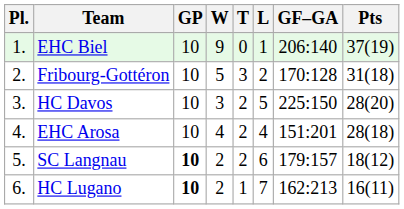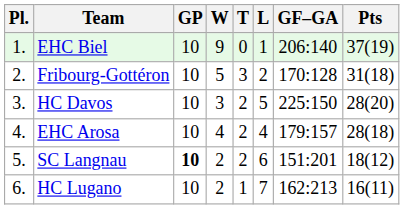(308, 132) 151:201 -> (308, 132) 179:157
(308, 160) 179:157 -> (308, 160) 151:201
(190, 189) bold -> (190, 189) normal
